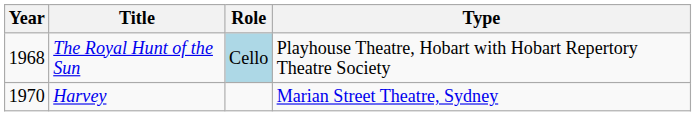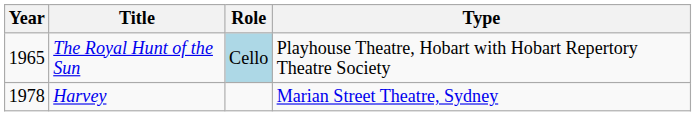(27, 57) 1968 -> (27, 57) 1965
(27, 96) 1970 -> (27, 96) 1978
